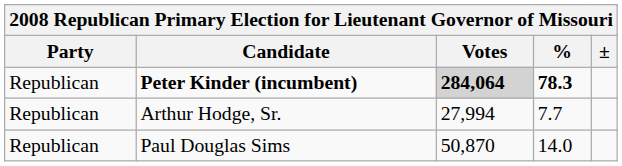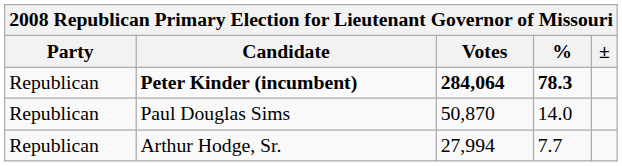(473, 82) lightgrey background -> (473, 82) no background
rows swapped: (215, 144) <-> (211, 113)
